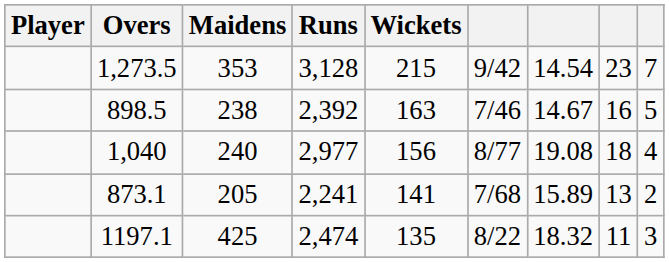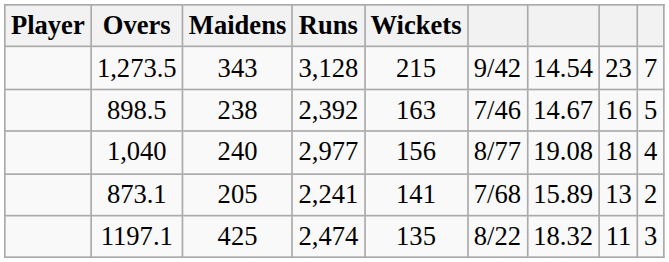(238, 67) 353 -> (238, 67) 343
